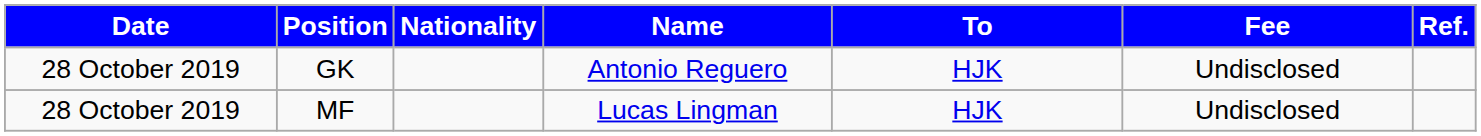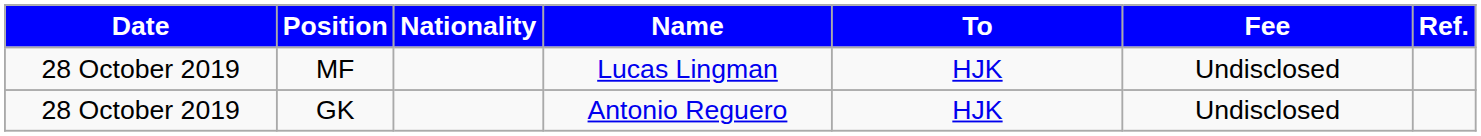rows swapped: (335, 68) <-> (335, 111)
